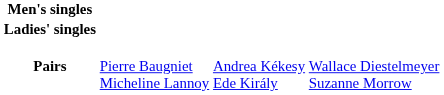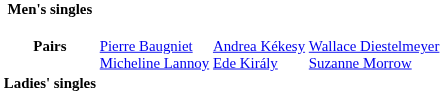rows swapped: (50, 29) <-> (50, 66)
